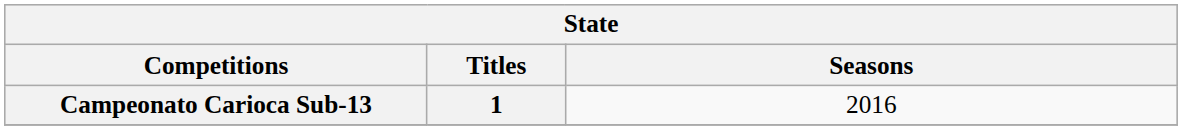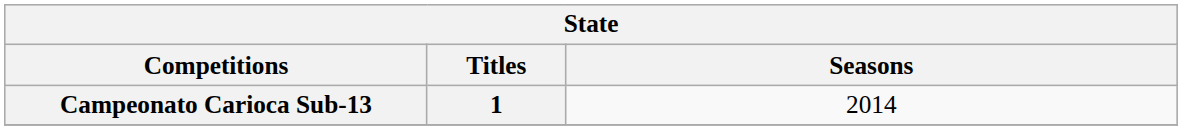(871, 104) 2016 -> (871, 104) 2014
